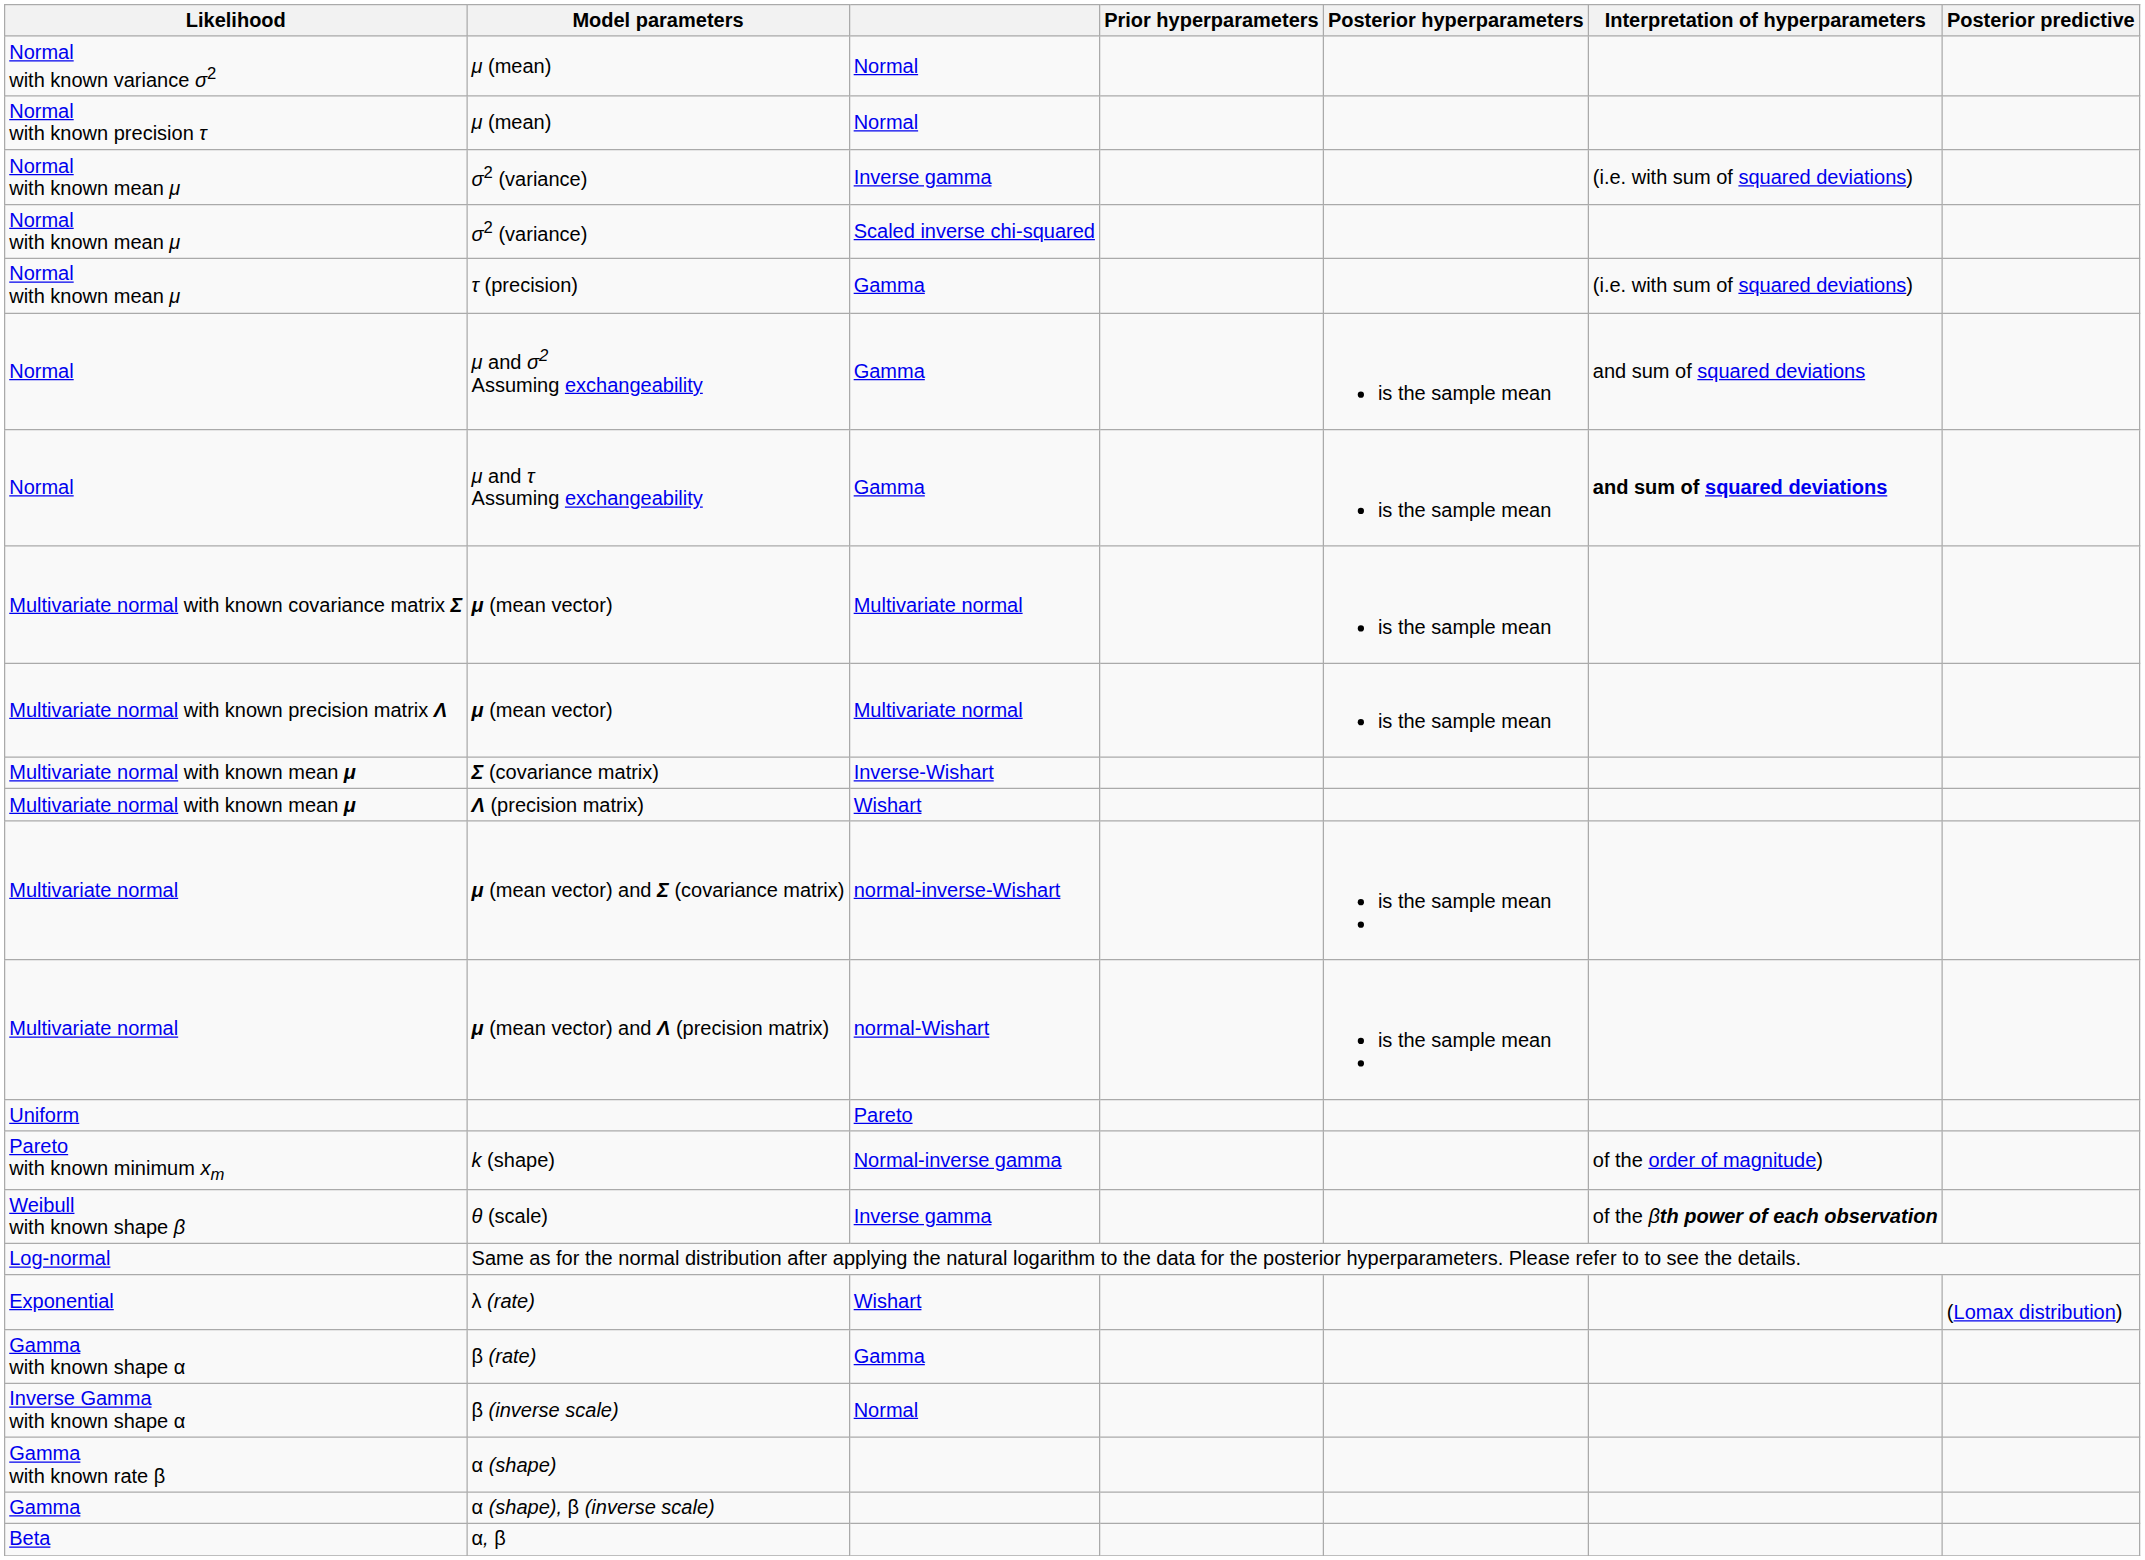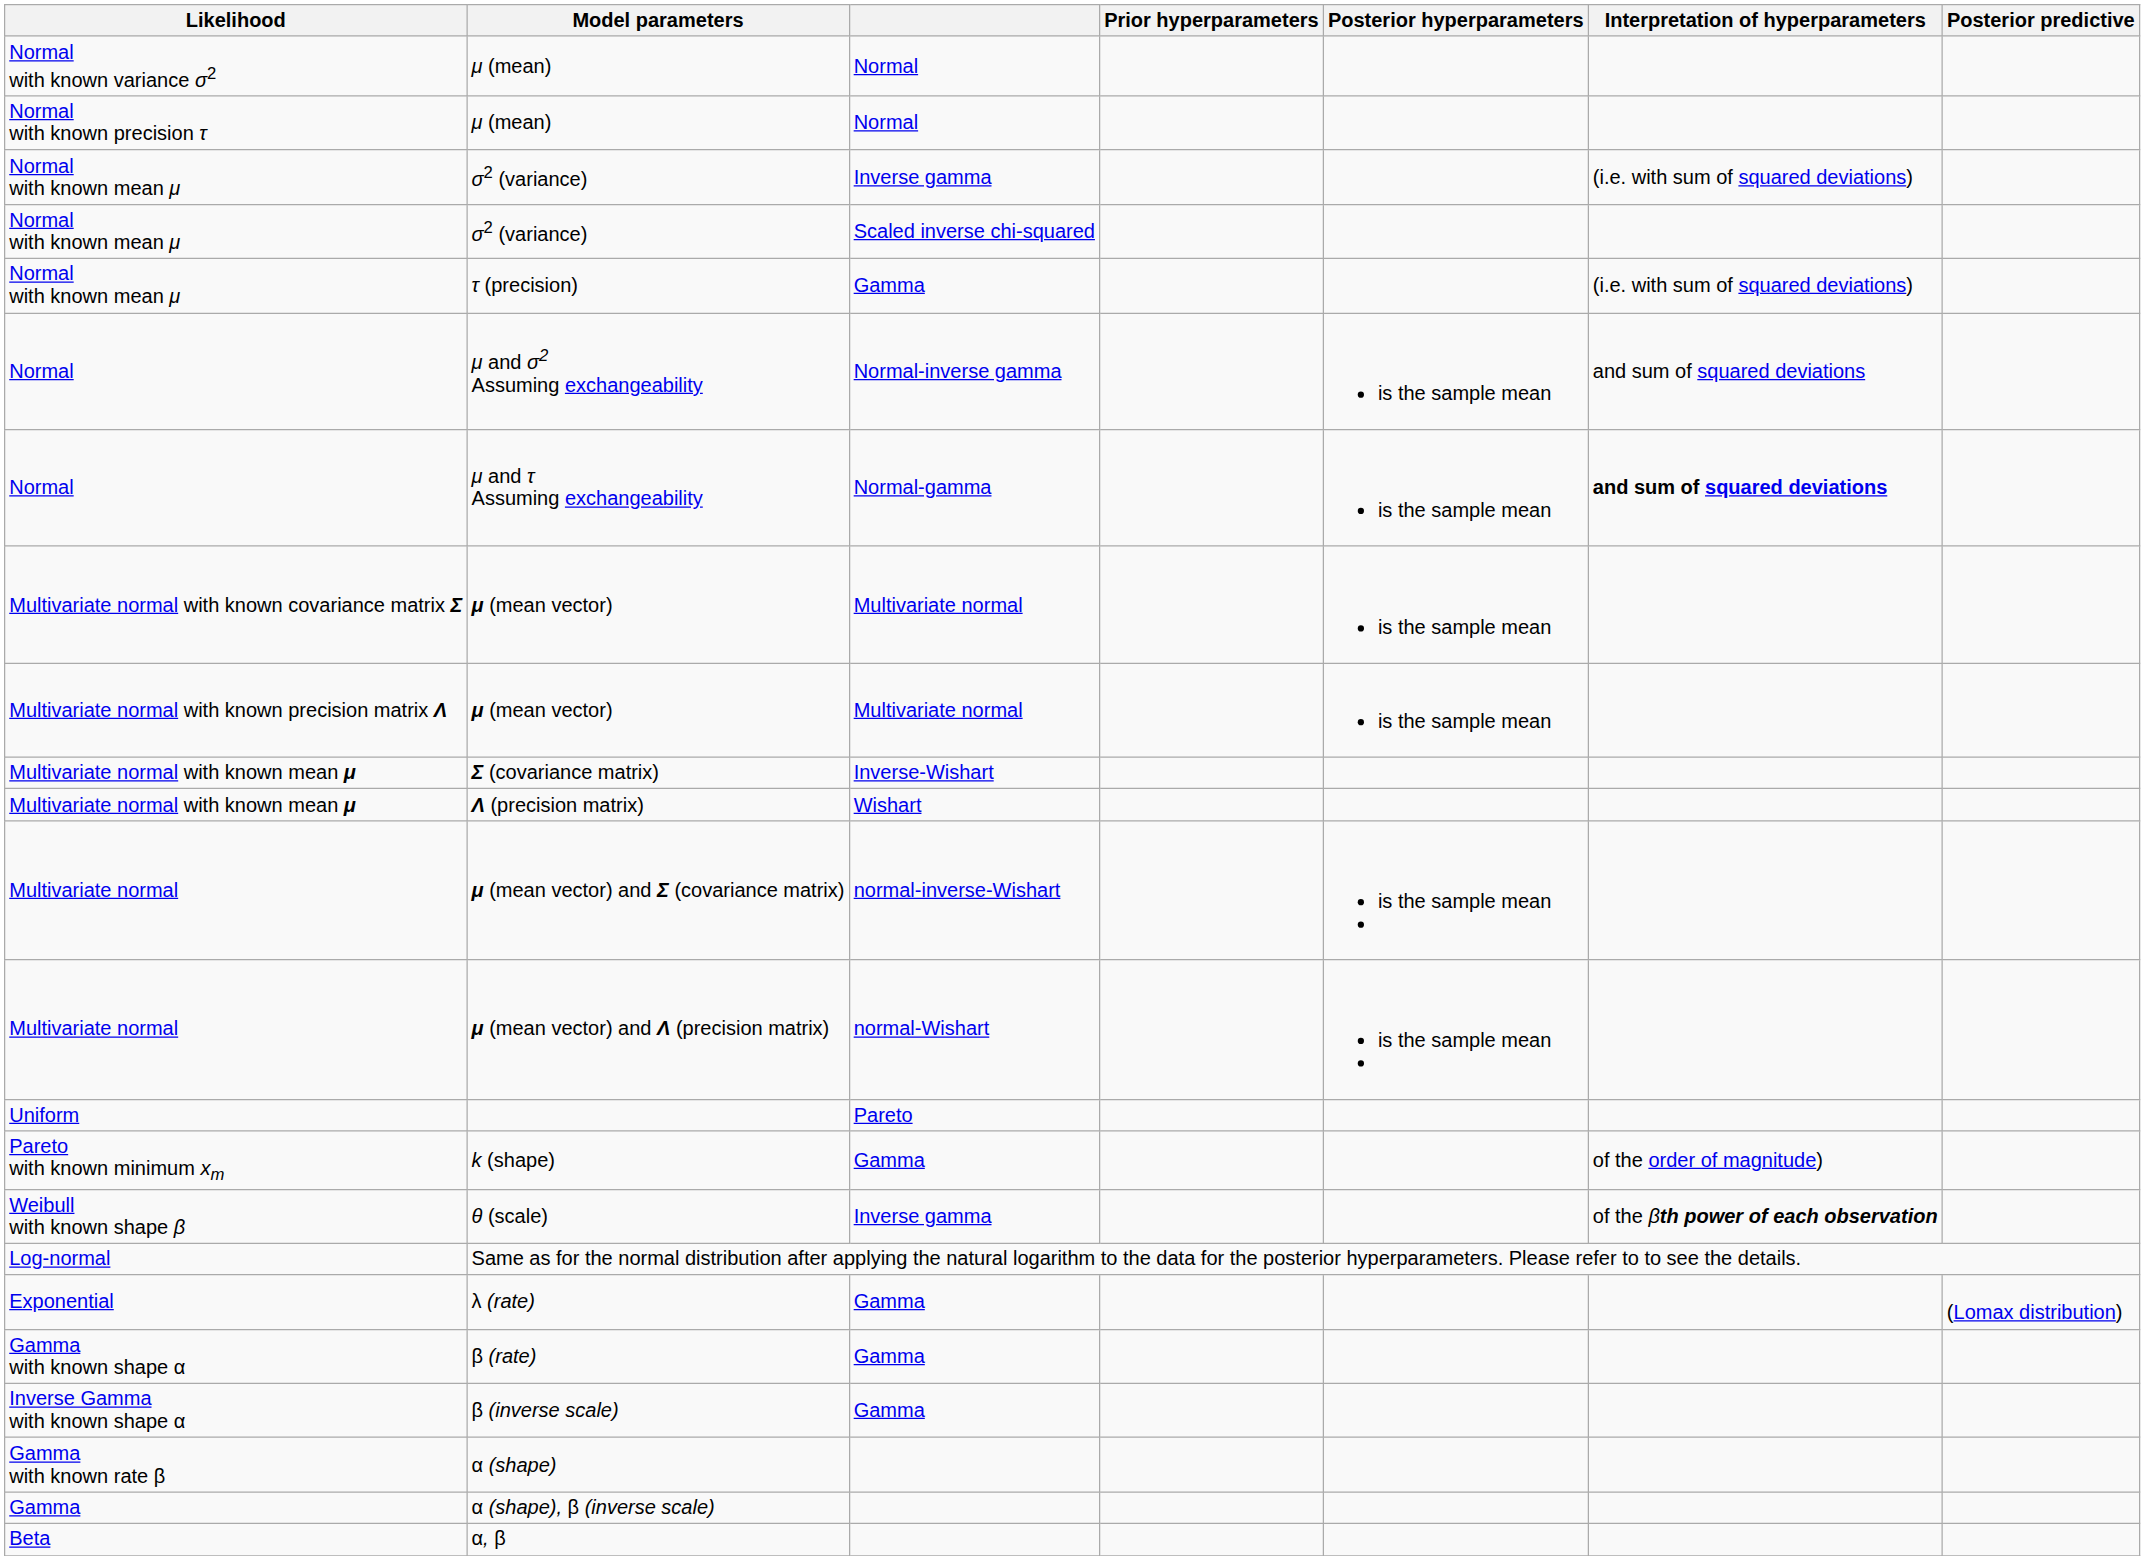(889, 371) Gamma -> (958, 371) Normal-inverse gamma
(889, 487) Gamma -> (923, 487) Normal-gamma
(958, 1159) Normal-inverse gamma -> (889, 1159) Gamma
(888, 1301) Wishart -> (889, 1301) Gamma
(886, 1410) Normal -> (889, 1410) Gamma
